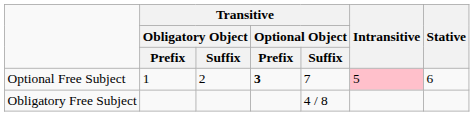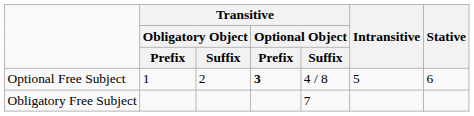(307, 79) 7 -> (316, 79) 4 / 8
(356, 79) pink background -> (356, 79) no background
(316, 100) 4 / 8 -> (307, 100) 7
